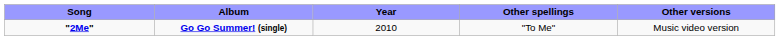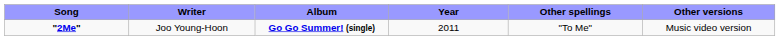+ column: (192, 12)
(386, 27) 2010 -> (449, 27) 2011
